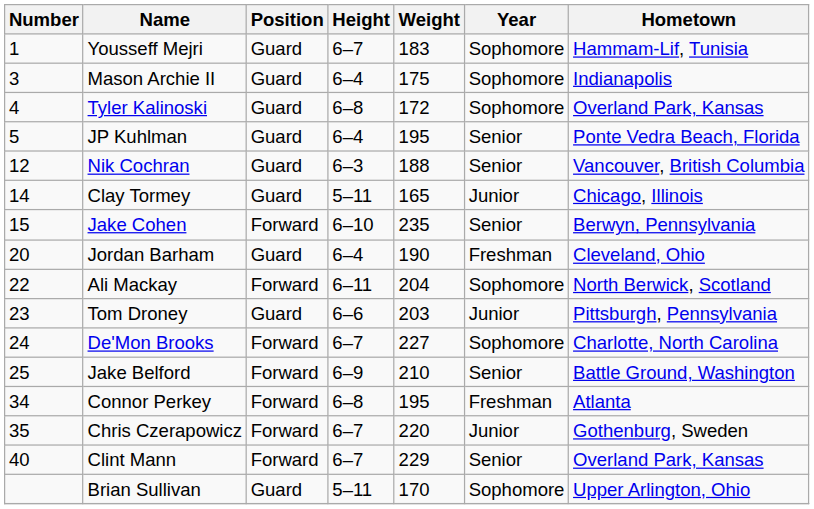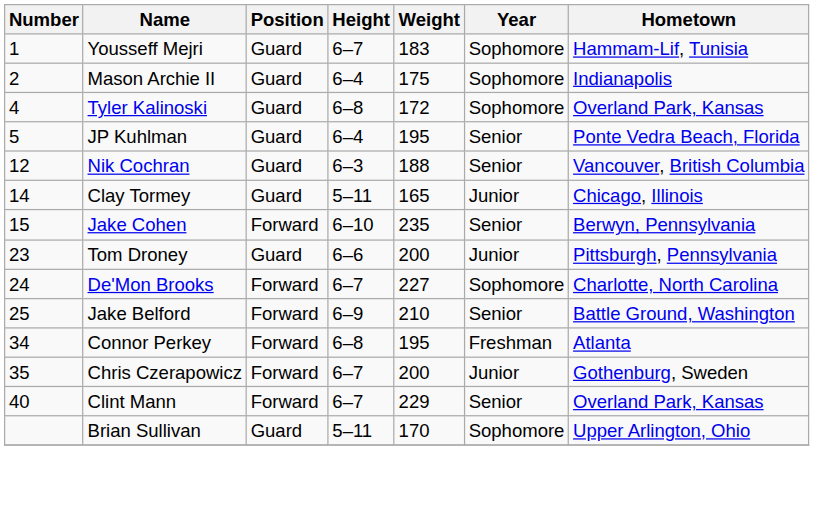(14, 78) 3 -> (14, 78) 2
- row: (151, 254)
- row: (132, 284)
(414, 313) 203 -> (414, 254) 200
(414, 430) 220 -> (414, 372) 200
